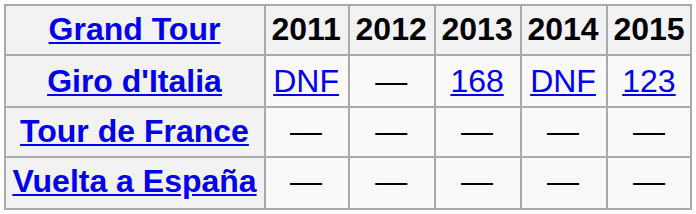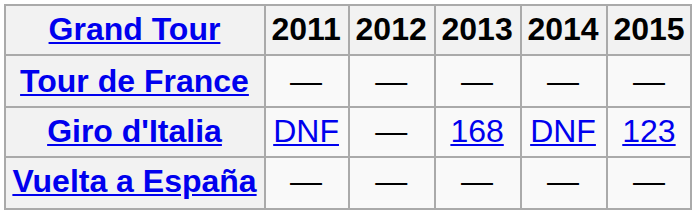rows swapped: (134, 80) <-> (134, 131)
